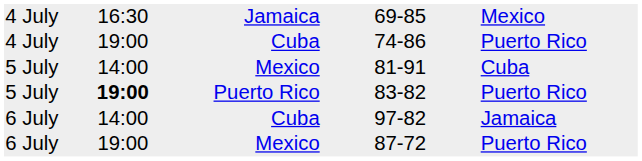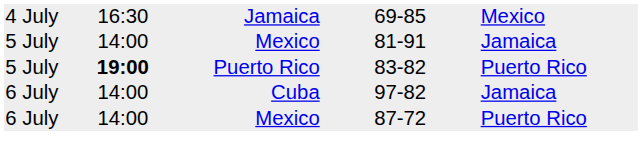- row: (32, 41)
(505, 67) Cuba -> (519, 41) Jamaica
(123, 143) 19:00 -> (123, 118) 14:00
